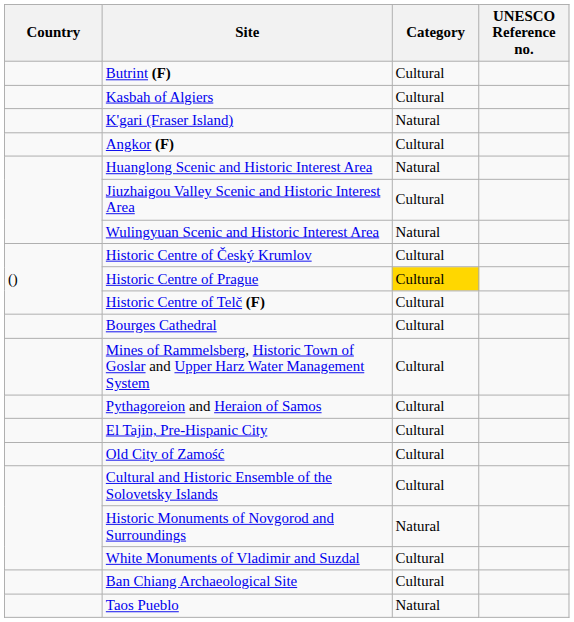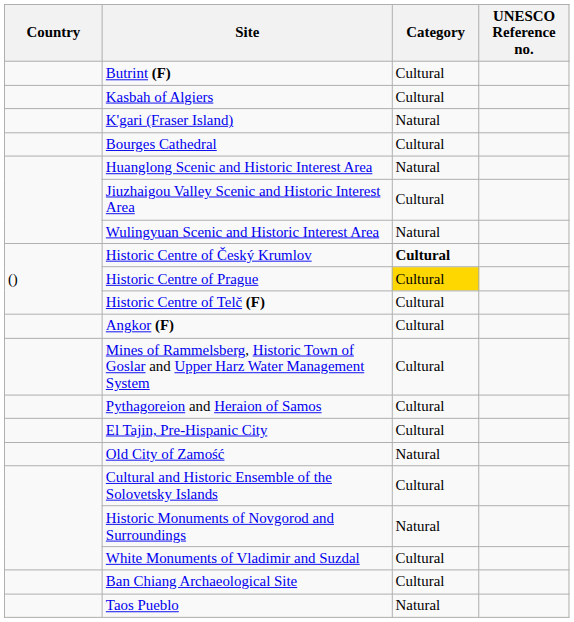rows swapped: (140, 144) <-> (161, 326)
(420, 255) normal -> (423, 255) bold
(420, 453) Cultural -> (418, 453) Natural
